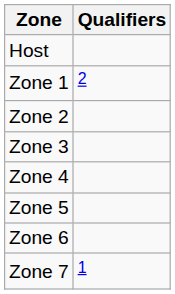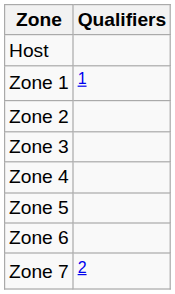(82, 79) 2 -> (82, 79) 1
(82, 267) 1 -> (82, 267) 2
